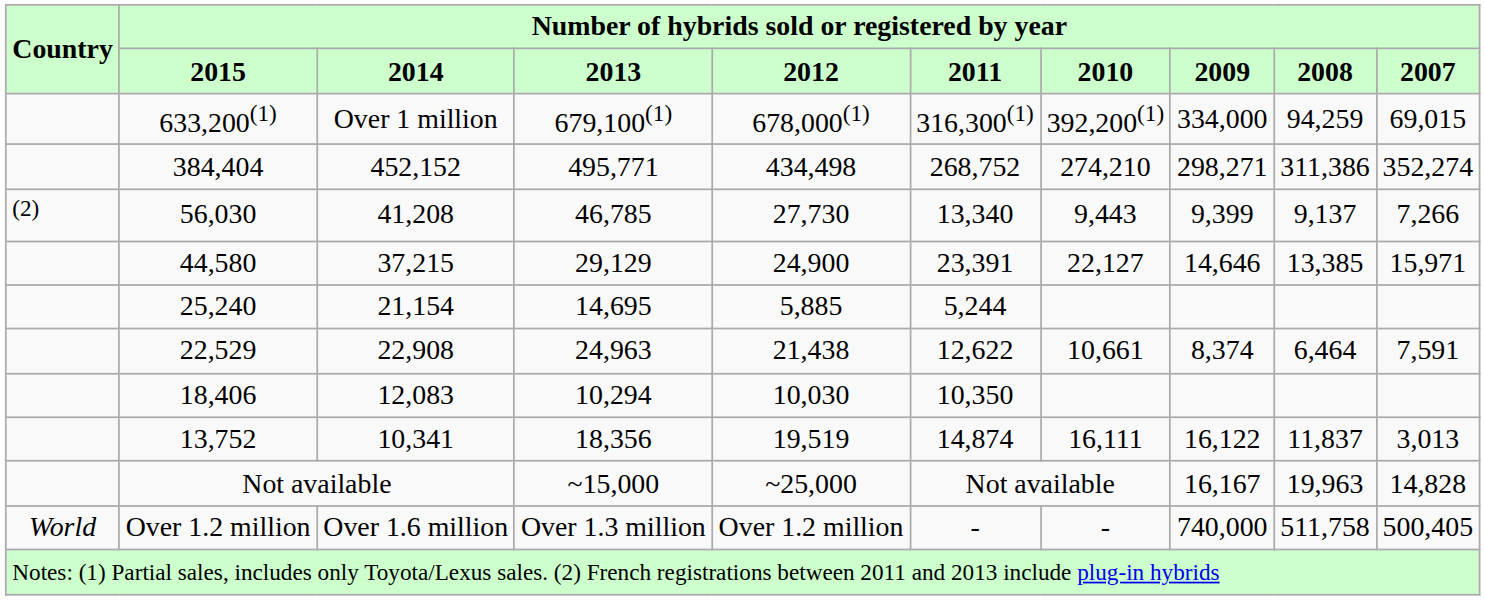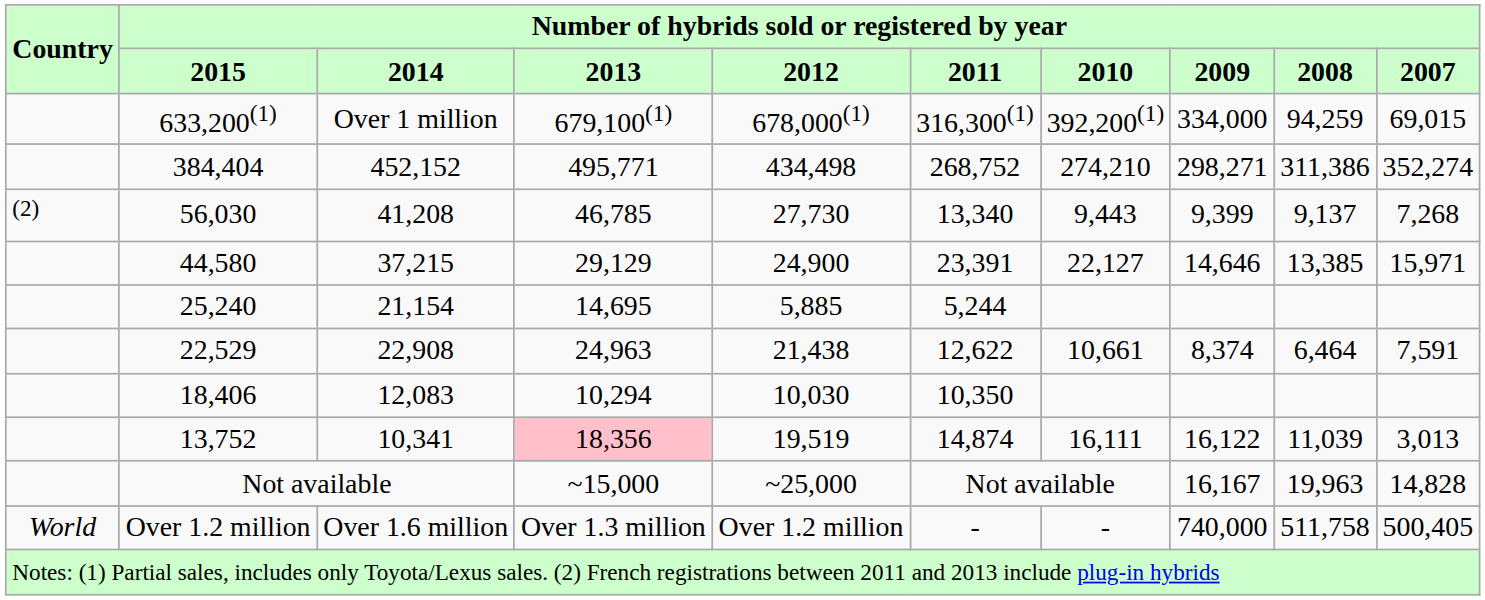(1428, 214) 7,266 -> (1428, 214) 7,268
(613, 439) no background -> (613, 439) pink background
(1325, 439) 11,837 -> (1325, 439) 11,039
